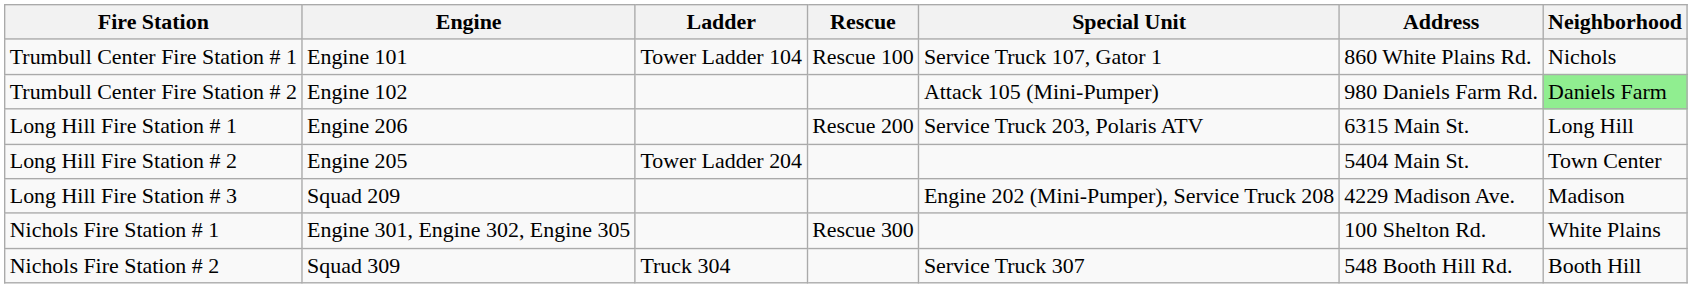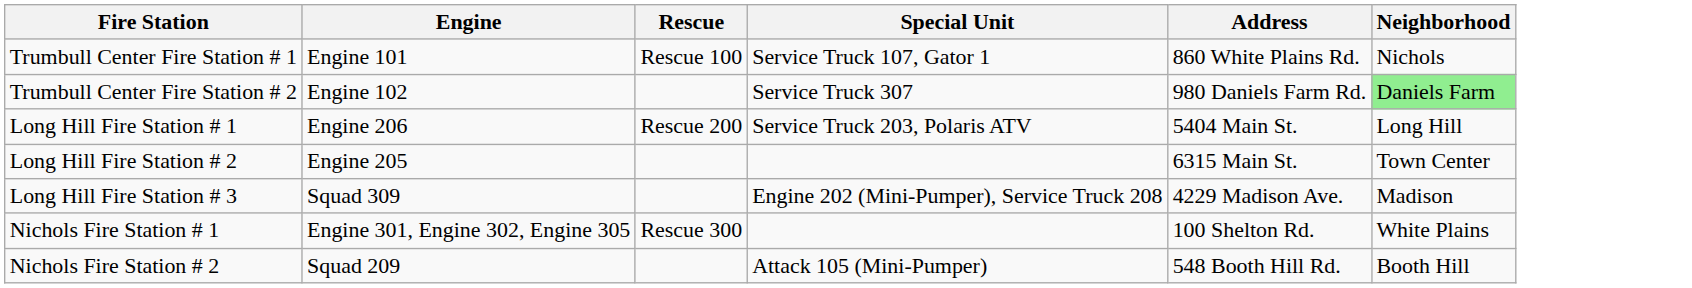- column: (721, 21)
(1041, 91) Attack 105 (Mini-Pumper) -> (833, 91) Service Truck 307
(1407, 126) 6315 Main St. -> (1235, 126) 5404 Main St.
(1407, 160) 5404 Main St. -> (1235, 160) 6315 Main St.
(354, 195) Squad 209 -> (354, 195) Squad 309
(354, 265) Squad 309 -> (354, 265) Squad 209
(1004, 265) Service Truck 307 -> (870, 265) Attack 105 (Mini-Pumper)
